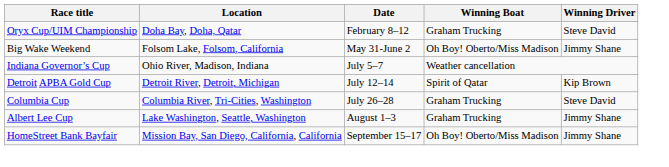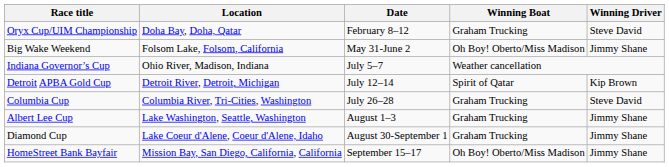+ row: (37, 135)
